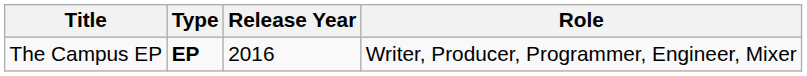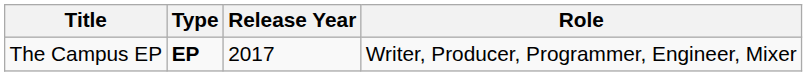(251, 53) 2016 -> (251, 53) 2017
